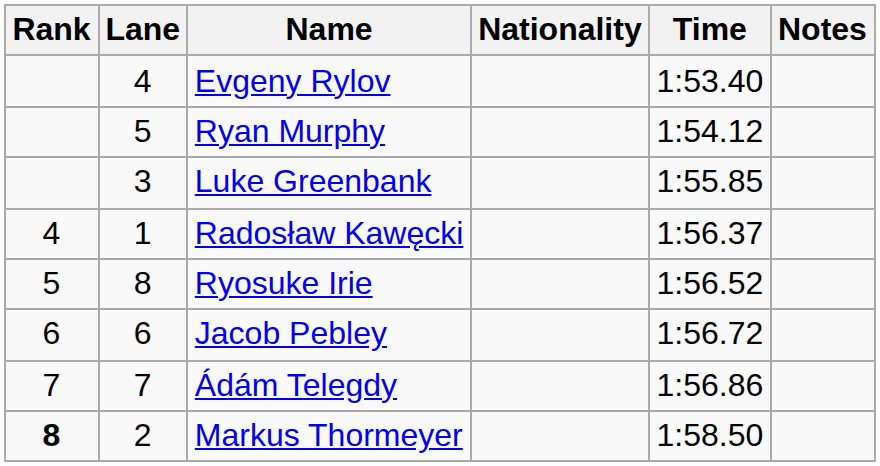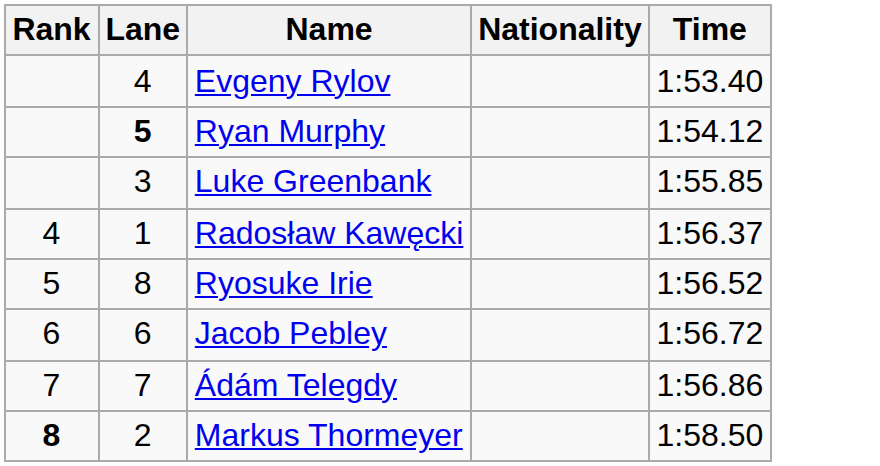- column: (822, 29)
(143, 131) normal -> (143, 131) bold
